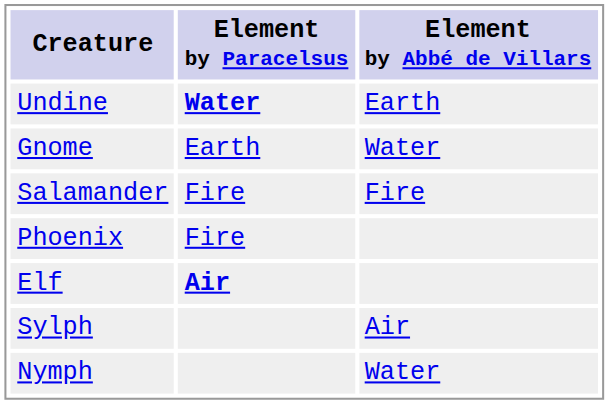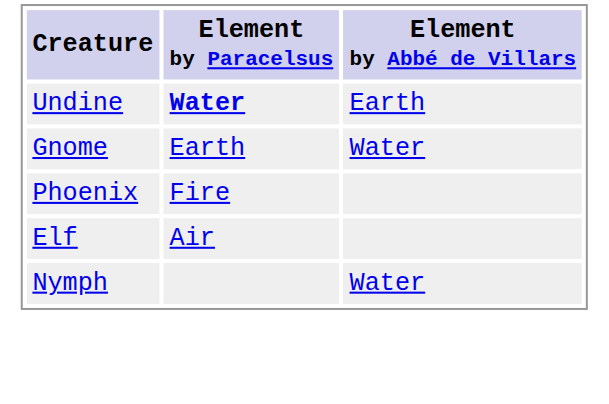- row: (93, 194)
(207, 283) bold -> (192, 239) normal
- row: (55, 328)
